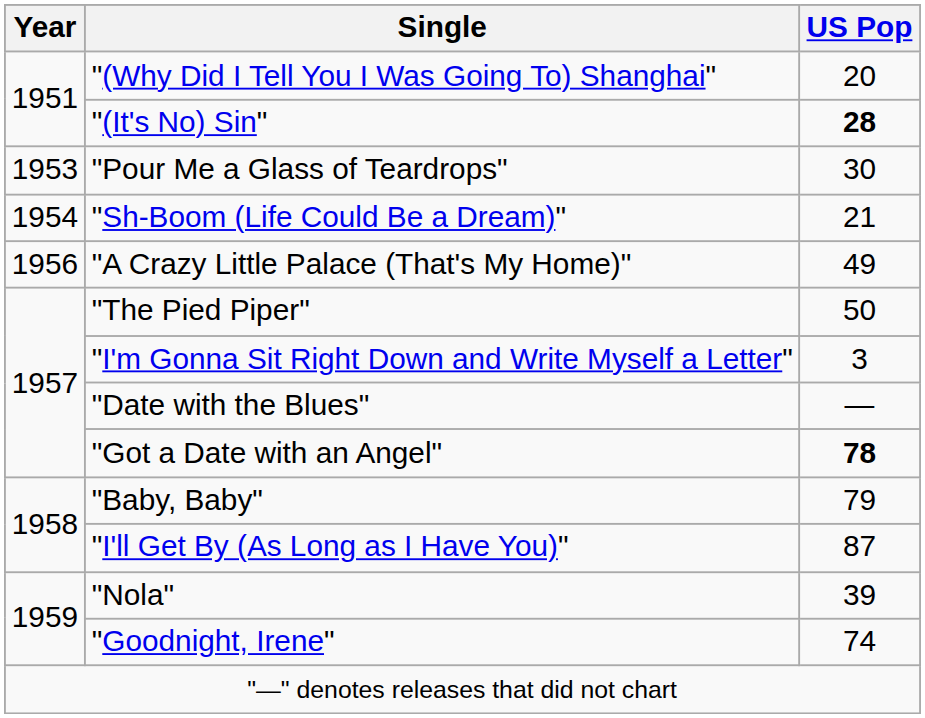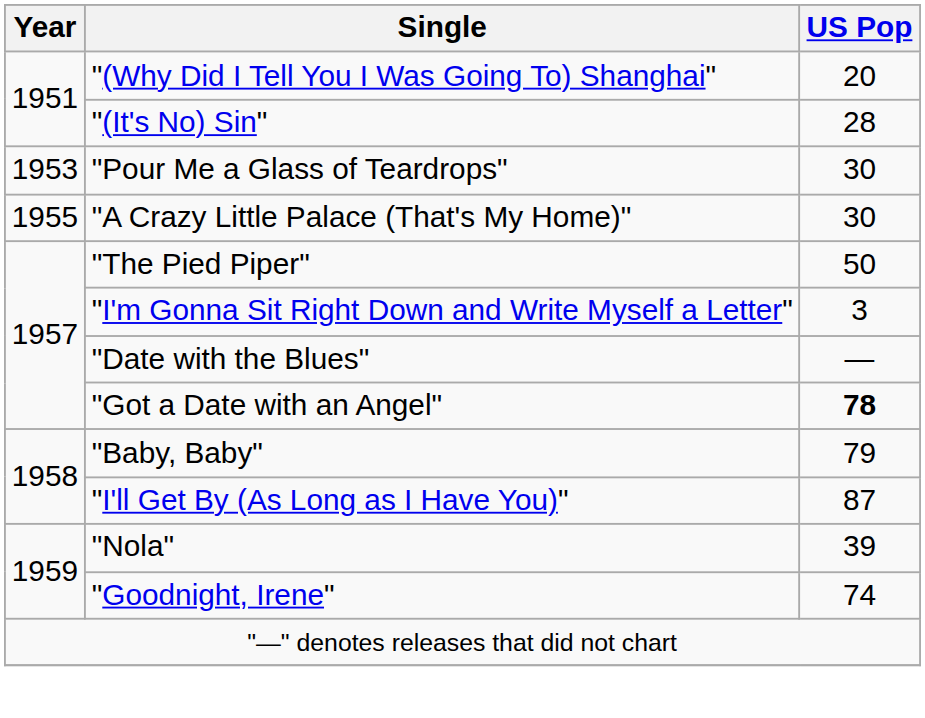(859, 122) bold -> (859, 122) normal
- row: (329, 216)
(45, 264) 1956 -> (45, 216) 1955
(859, 264) 49 -> (859, 216) 30
